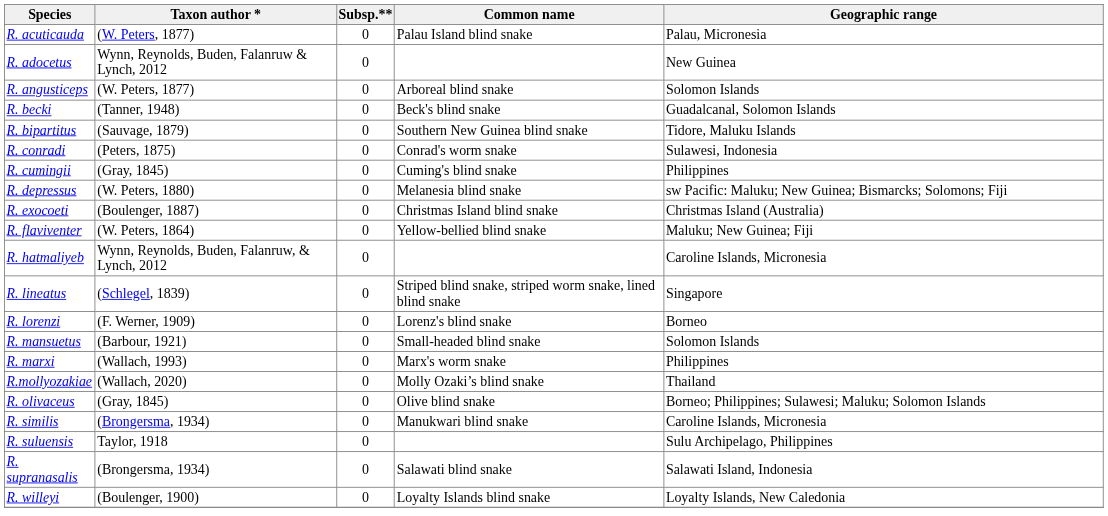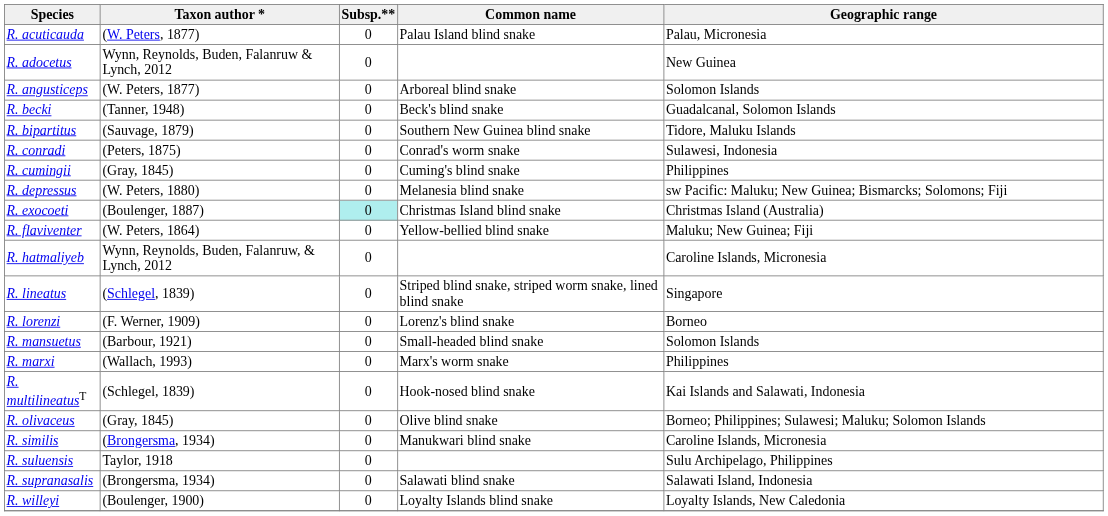(365, 210) no background -> (368, 210) paleturquoise background
- row: (49, 381)
+ row: (47, 391)
